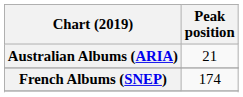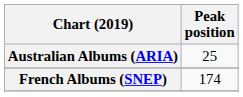(210, 56) 21 -> (210, 56) 25
